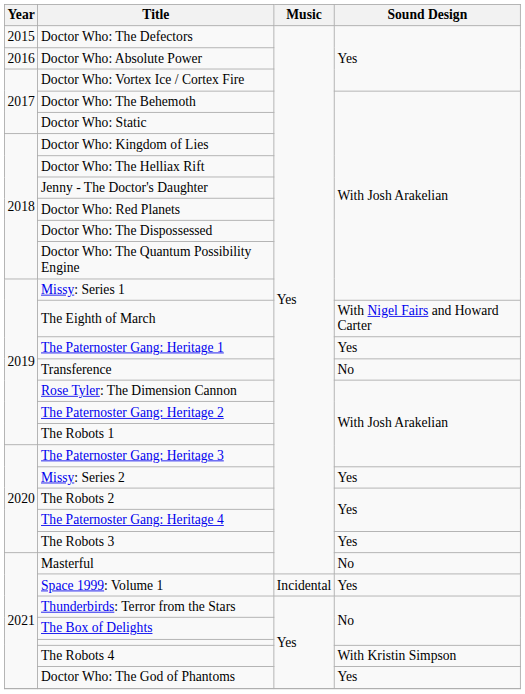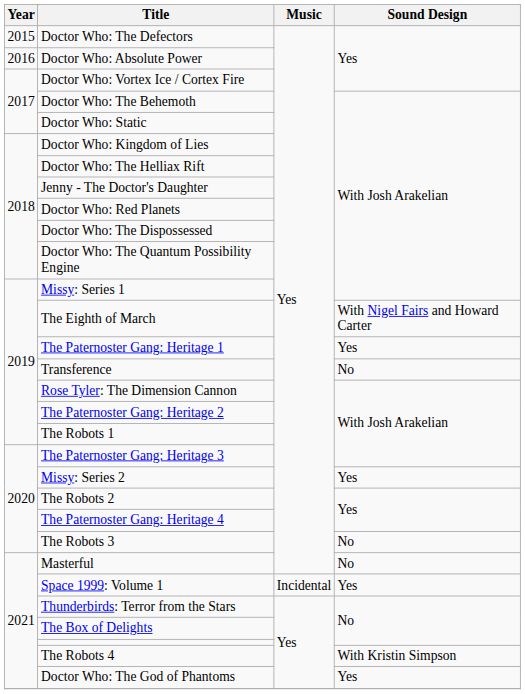(347, 541) Yes -> (346, 541) No
